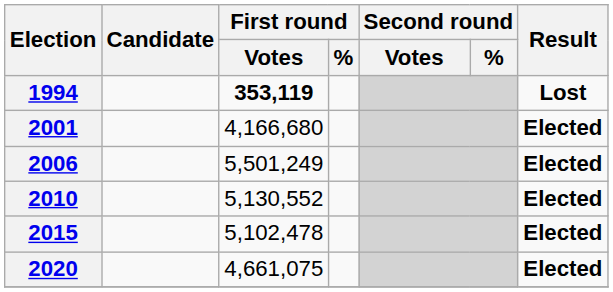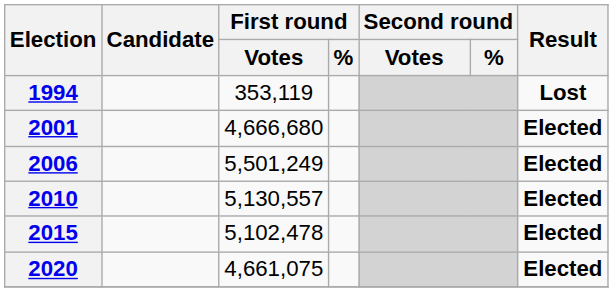(274, 92) bold -> (274, 92) normal
(274, 127) 4,166,680 -> (274, 127) 4,666,680
(274, 198) 5,130,552 -> (274, 198) 5,130,557
